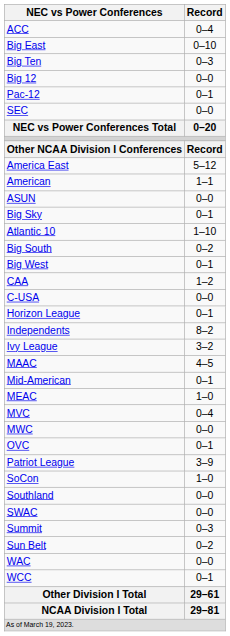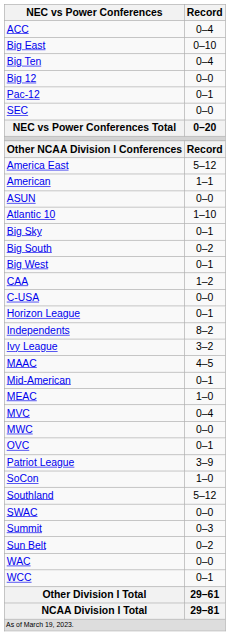(205, 62) 0–3 -> (205, 62) 0–4
rows swapped: (31, 231) <-> (24, 215)
(205, 495) 0–0 -> (205, 495) 5–12
